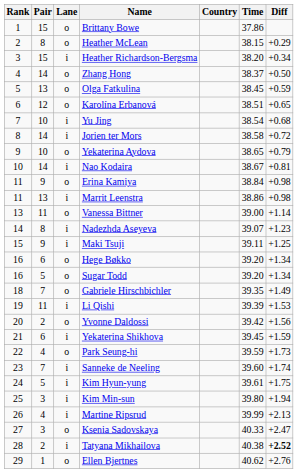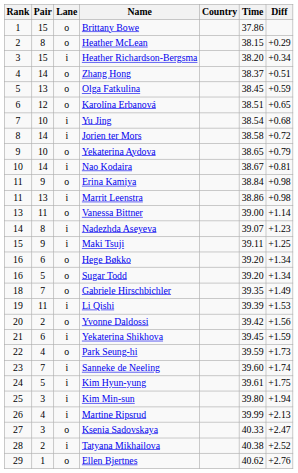(279, 74) +0.50 -> (279, 74) +0.51
(279, 445) bold -> (279, 445) normal
